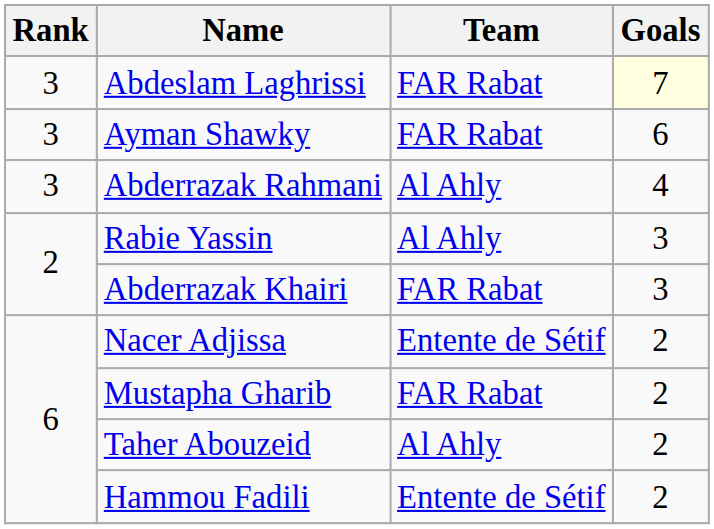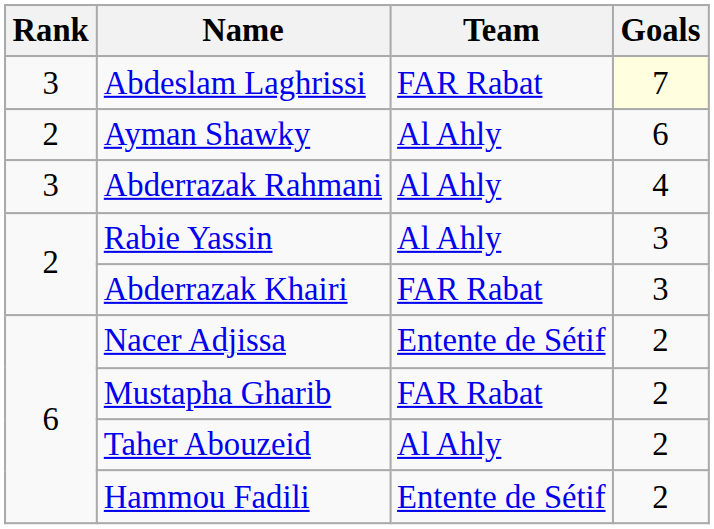(51, 133) 3 -> (51, 133) 2
(470, 133) FAR Rabat -> (449, 133) Al Ahly
